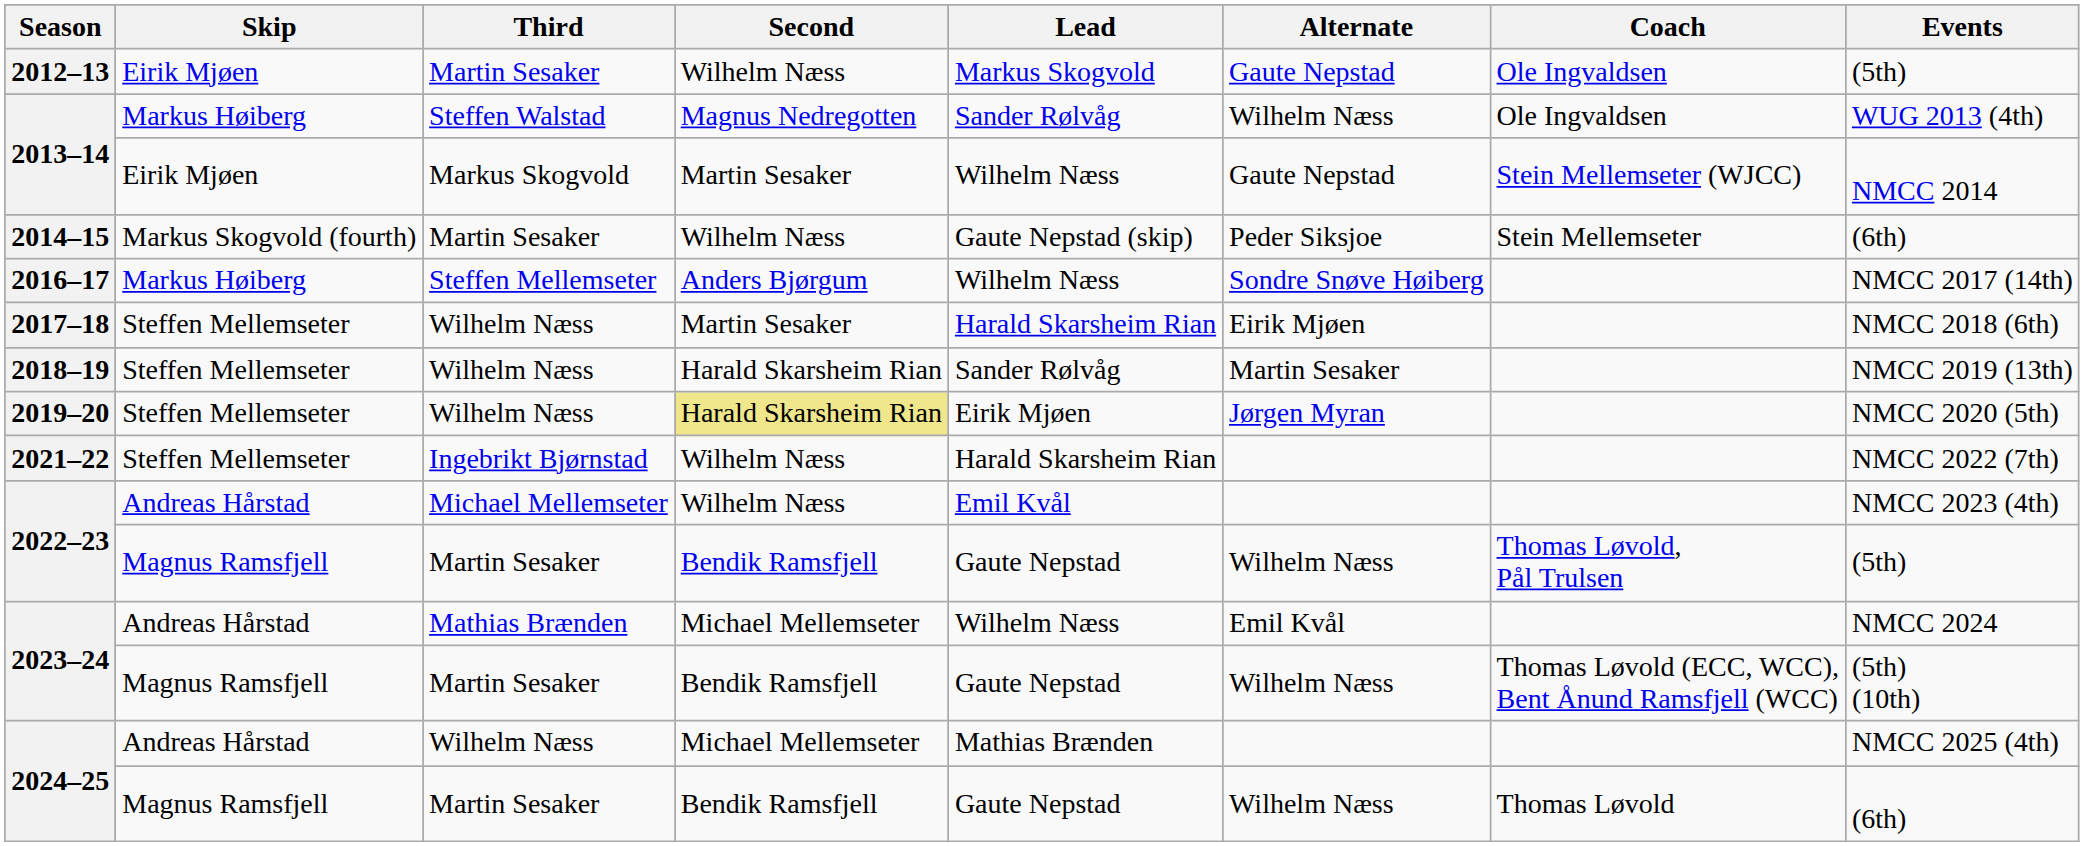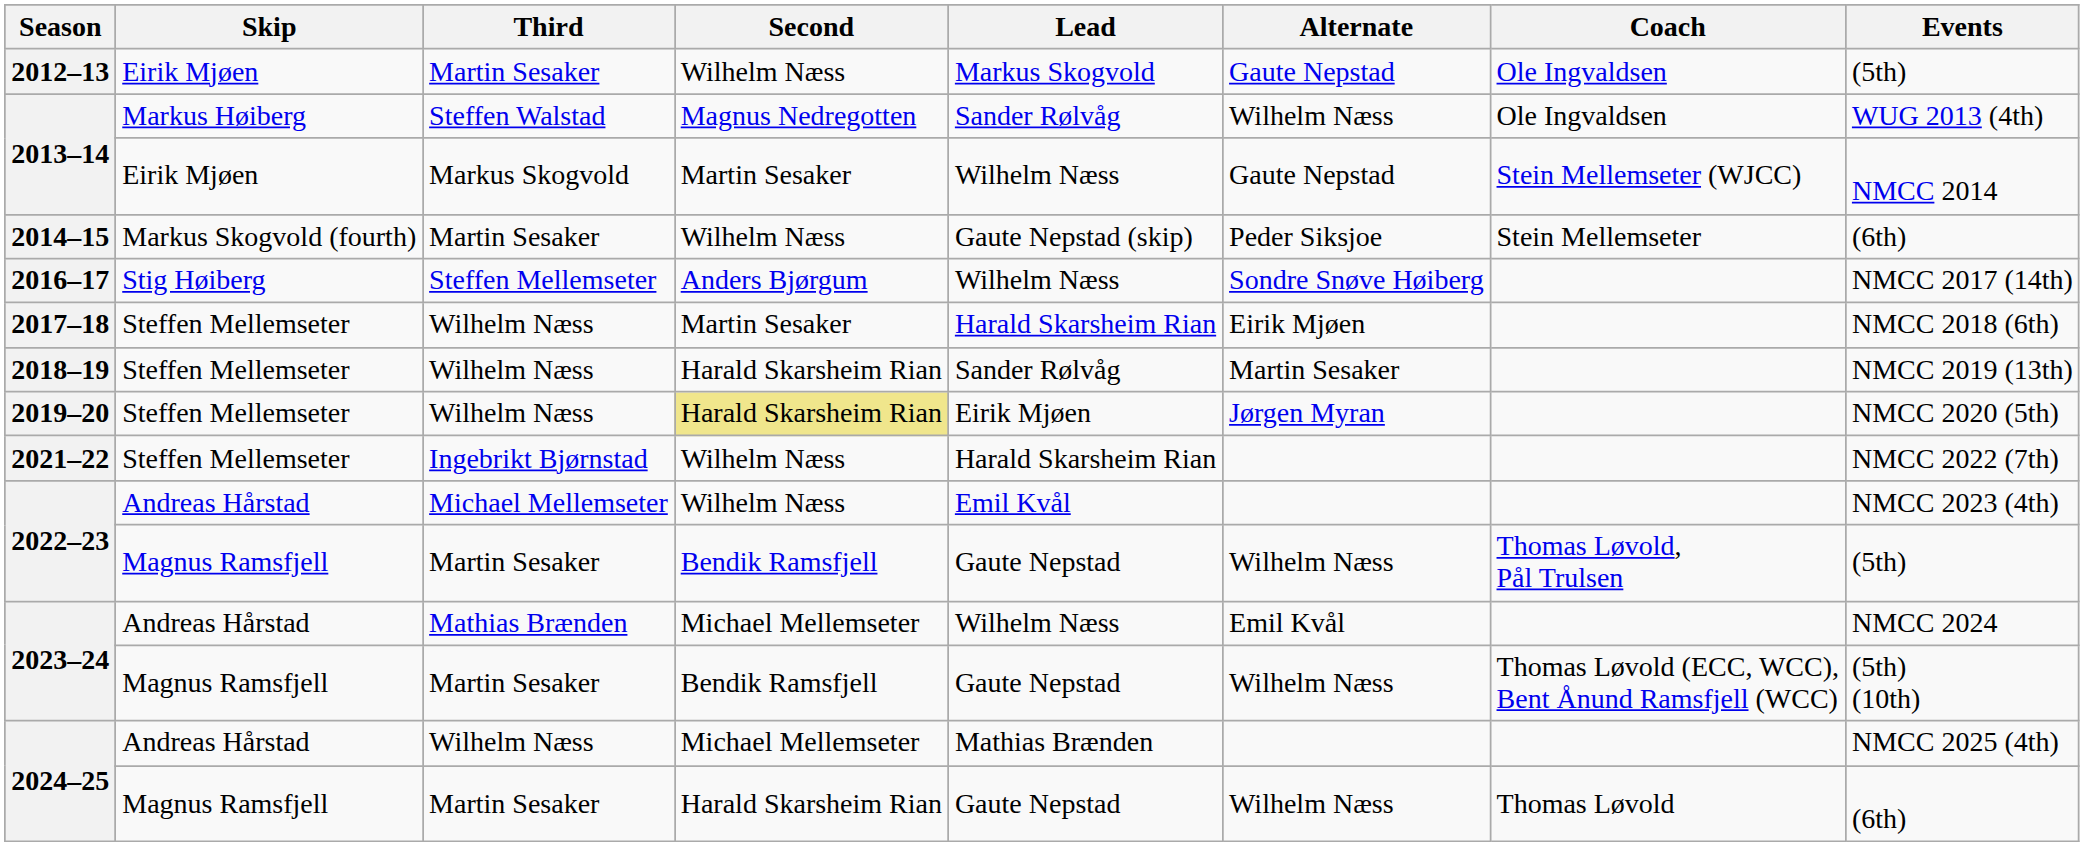(214, 280) Markus Høiberg -> (194, 280) Stig Høiberg
(779, 803) Bendik Ramsfjell -> (811, 803) Harald Skarsheim Rian
